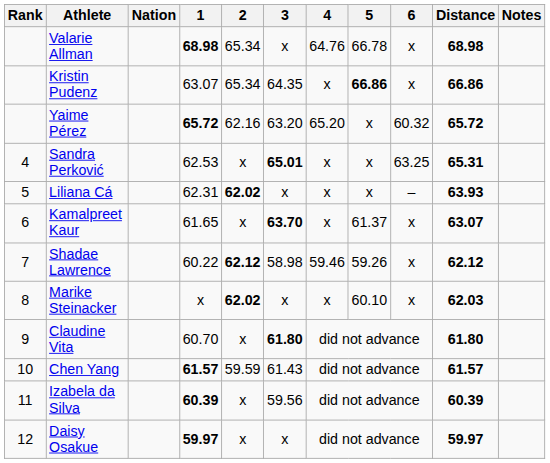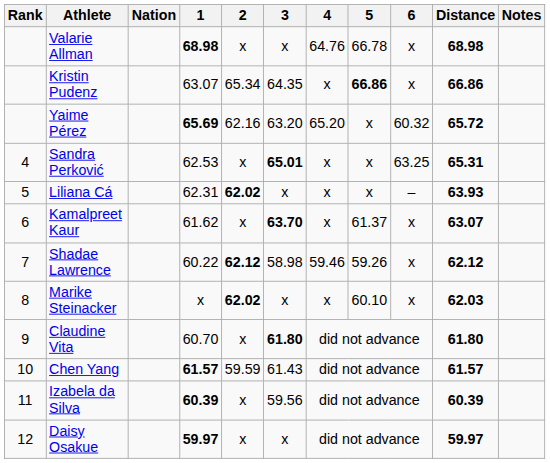(243, 46) 65.34 -> (243, 46) x
(200, 123) 65.72 -> (200, 123) 65.69
(200, 223) 61.65 -> (200, 223) 61.62
